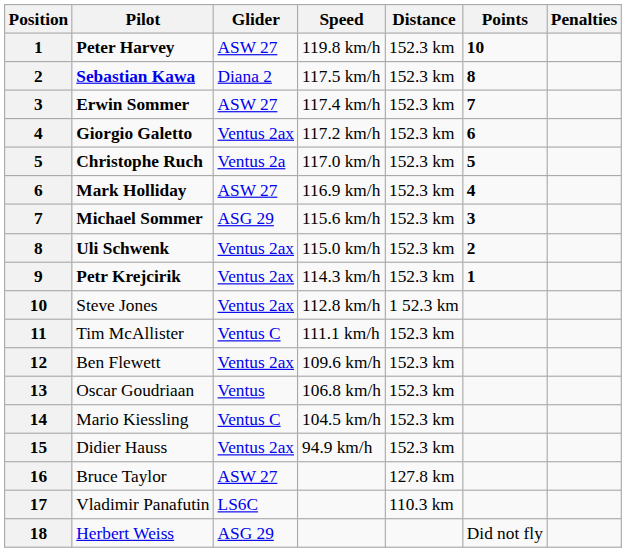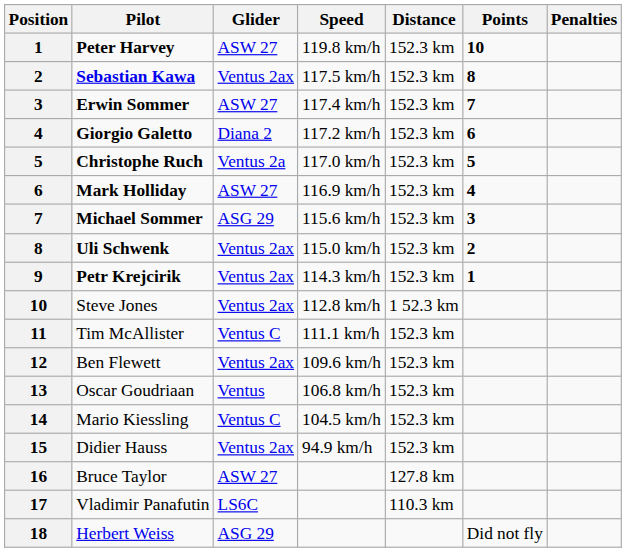(245, 76) Diana 2 -> (256, 76) Ventus 2ax
(256, 133) Ventus 2ax -> (245, 133) Diana 2
